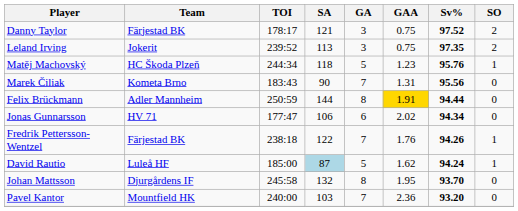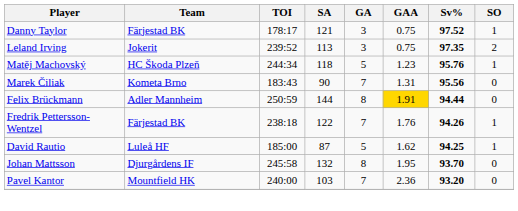(494, 30) 2 -> (494, 30) 1
- row: (46, 116)
(324, 163) lightblue background -> (324, 146) no background
(452, 163) 94.24 -> (452, 146) 94.25
